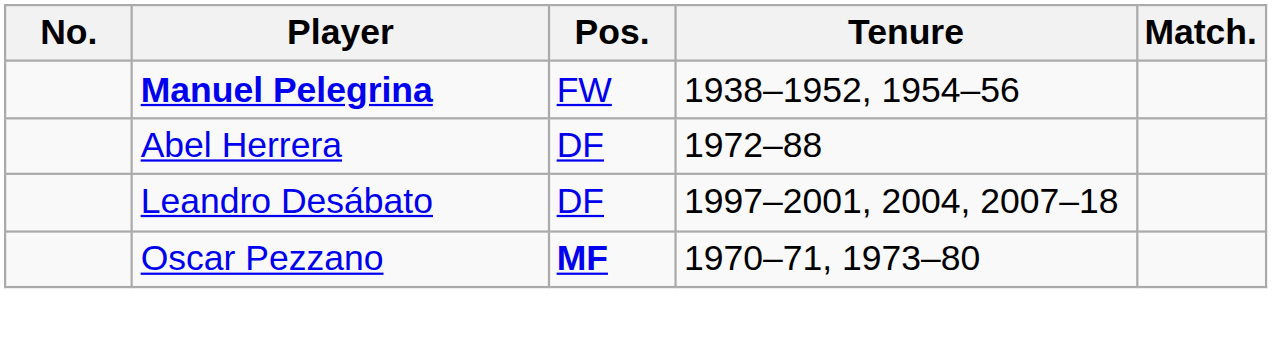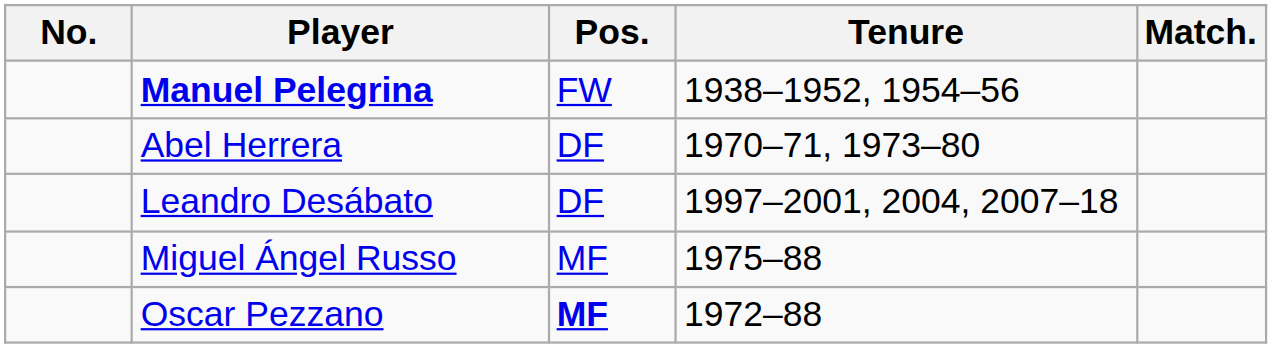(753, 145) 1972–88 -> (832, 145) 1970–71, 1973–80
+ row: (299, 257)
(832, 257) 1970–71, 1973–80 -> (753, 314) 1972–88
